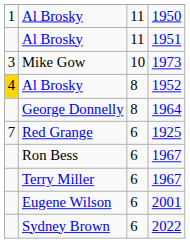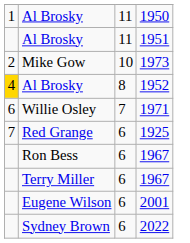(12, 62) 3 -> (12, 62) 2
- row: (73, 109)
+ row: (59, 109)
